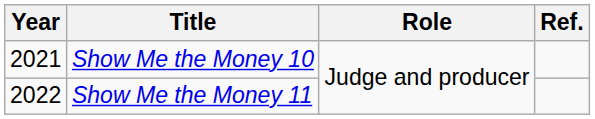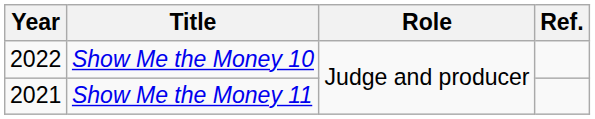(36, 59) 2021 -> (36, 59) 2022
(36, 95) 2022 -> (36, 95) 2021
